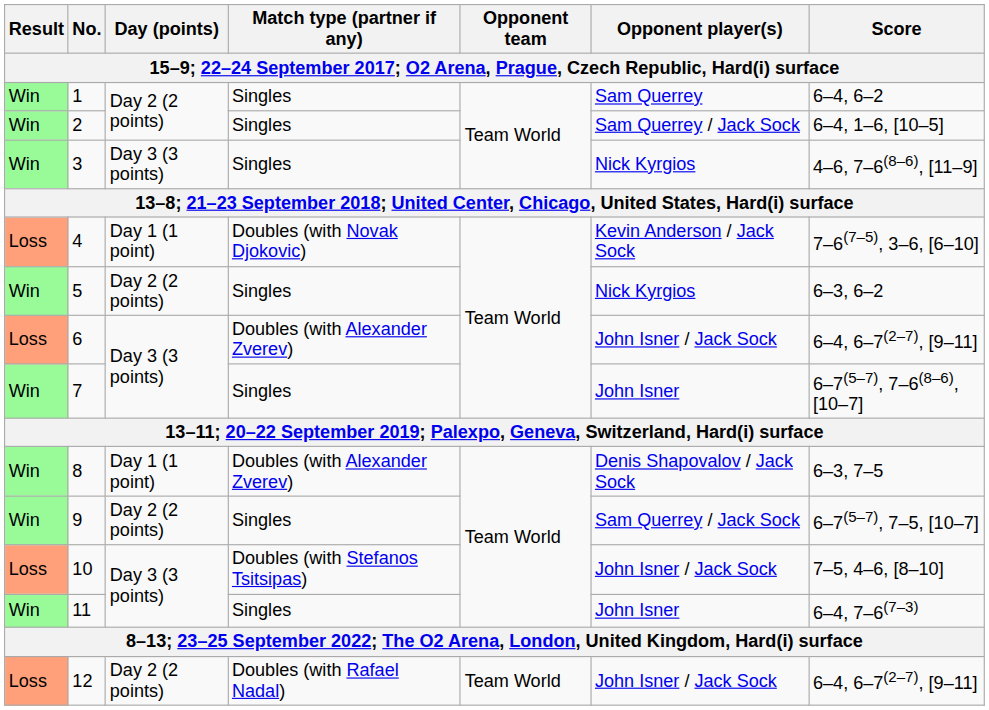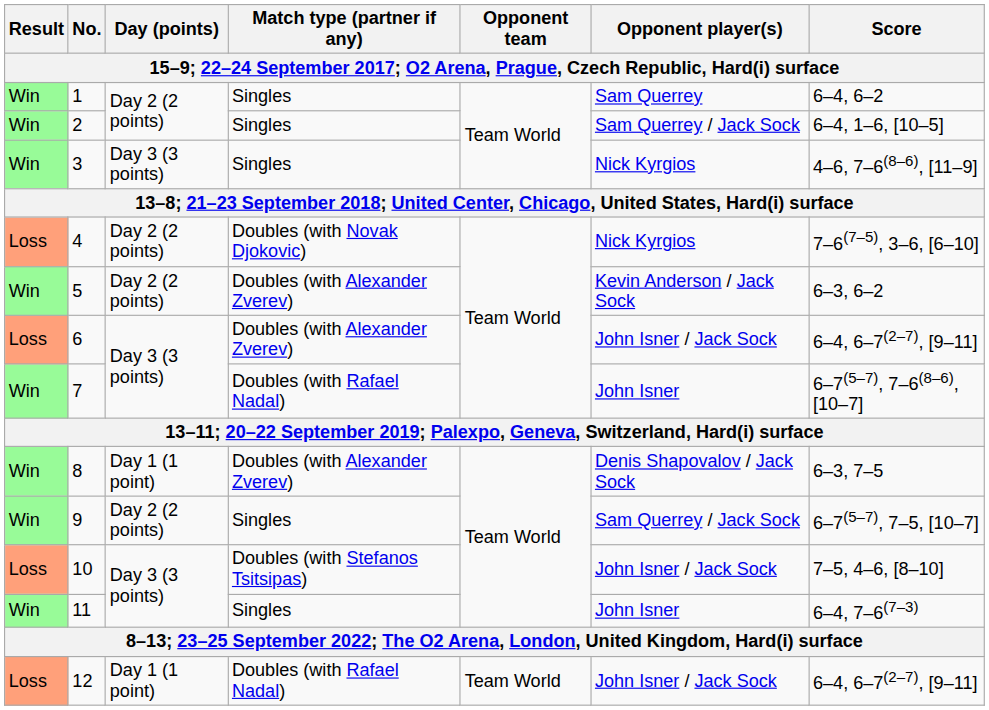(144, 241) Day 1 (1 point) -> (144, 241) Day 2 (2 points)
(684, 241) Kevin Anderson / Jack Sock -> (645, 241) Nick Kyrgios
(262, 290) Singles -> (329, 290) Doubles (with Alexander Zverev)
(645, 290) Nick Kyrgios -> (684, 290) Kevin Anderson / Jack Sock
(262, 391) Singles -> (315, 391) Doubles (with Rafael Nadal)
(144, 680) Day 2 (2 points) -> (144, 680) Day 1 (1 point)
